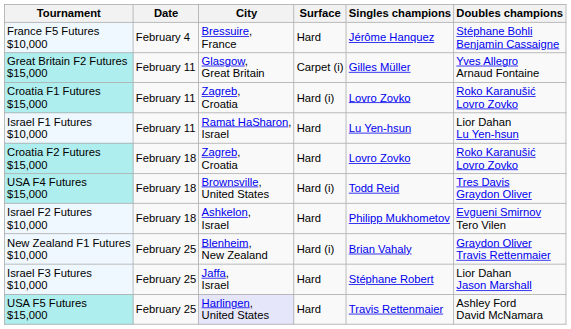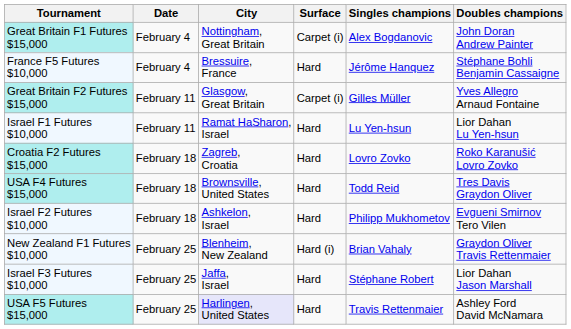+ row: (67, 38)
- row: (54, 98)
(315, 189) Hard (i) -> (309, 189) Hard
